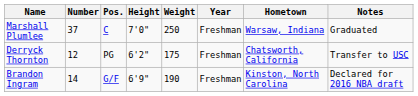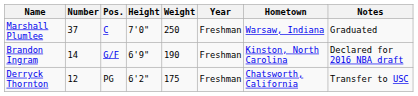rows swapped: (25, 79) <-> (27, 55)
